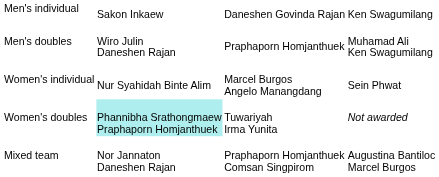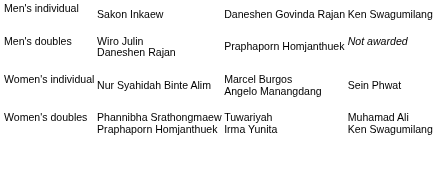(390, 47) Muhamad Ali Ken Swagumilang -> (378, 41) Not awarded
(159, 123) paleturquoise background -> (159, 123) no background
(378, 117) Not awarded -> (390, 123) Muhamad Ali Ken Swagumilang
- row: (31, 156)
